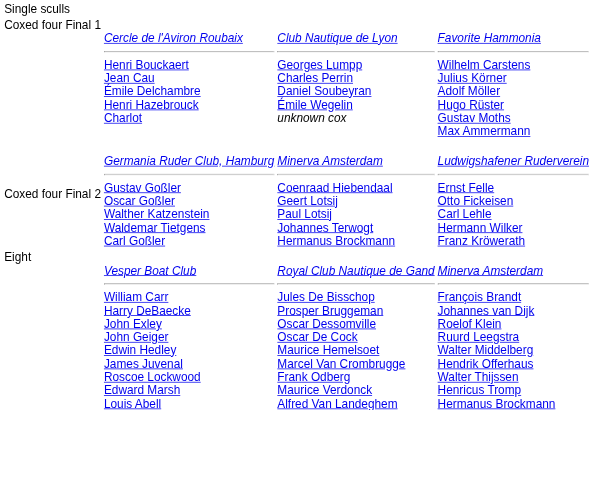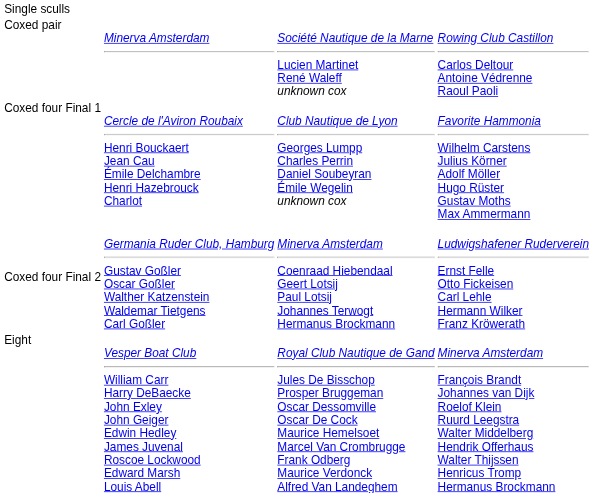+ row: (33, 25)
